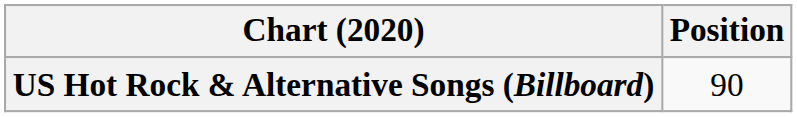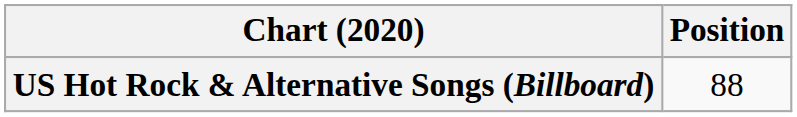(727, 83) 90 -> (727, 83) 88
